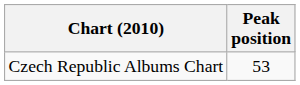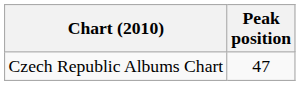(261, 66) 53 -> (261, 66) 47
